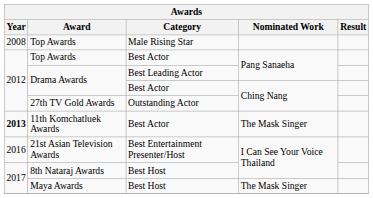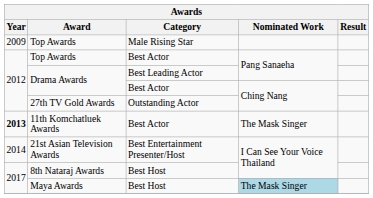(16, 42) 2008 -> (16, 42) 2009
(16, 150) 2016 -> (16, 150) 2014
(274, 185) no background -> (274, 185) lightblue background
